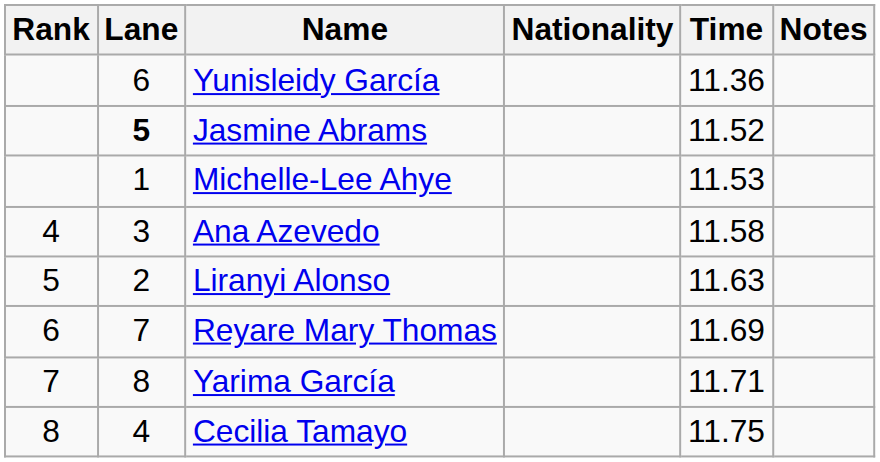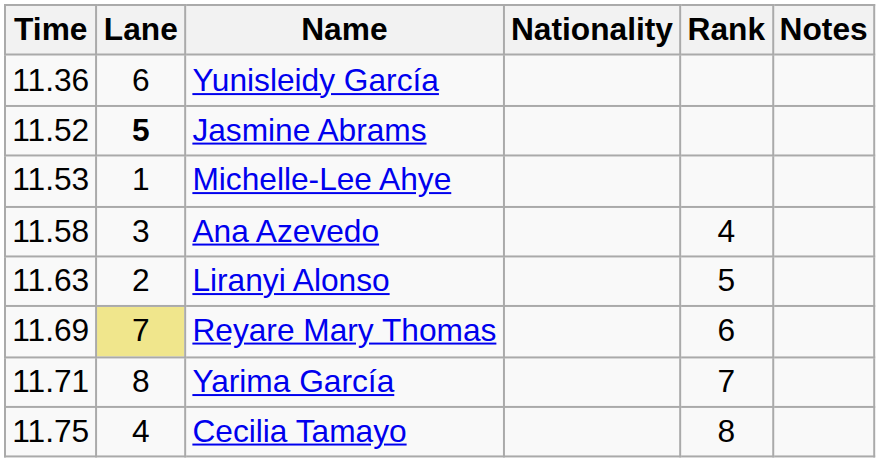columns swapped: (51, 29) <-> (727, 29)
(141, 331) no background -> (141, 331) khaki background
